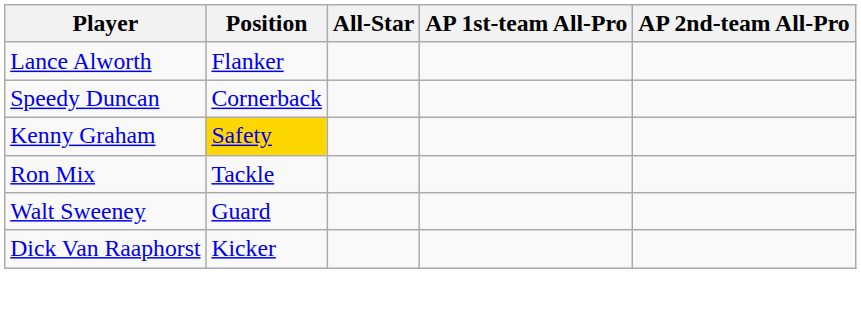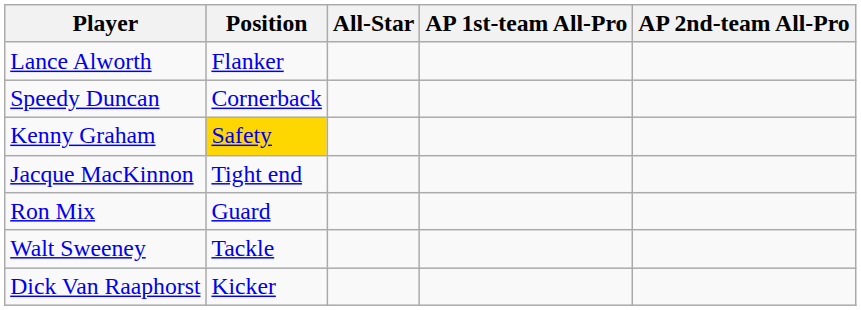+ row: (102, 173)
(243, 173) Tackle -> (241, 211) Guard
(241, 211) Guard -> (243, 248) Tackle
